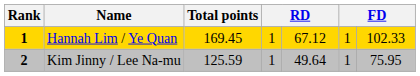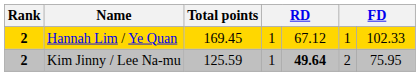(24, 37) 1 -> (24, 37) 2
(310, 60) normal -> (310, 60) bold
(347, 60) 1 -> (347, 60) 2
